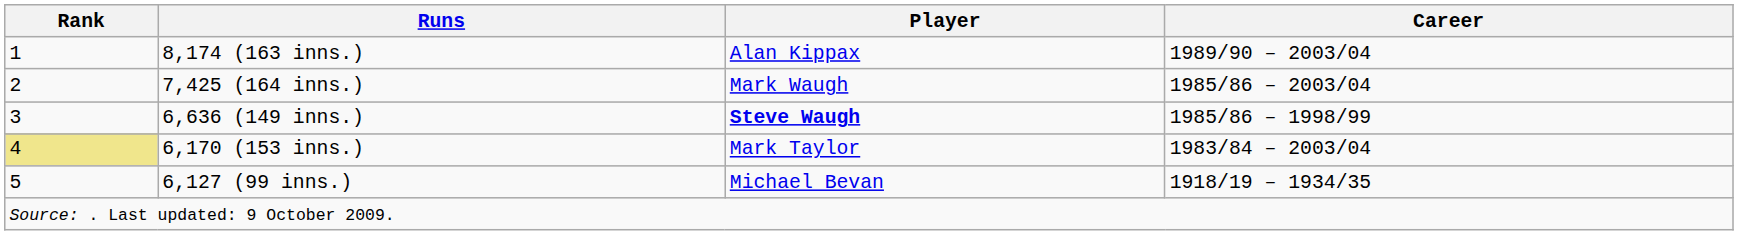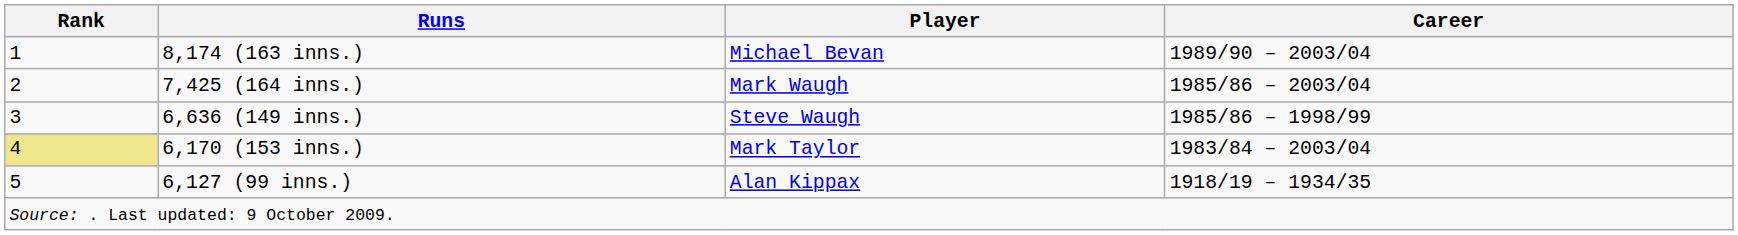(795, 53) Alan Kippax -> (807, 53) Michael Bevan
(795, 117) bold -> (795, 117) normal
(807, 182) Michael Bevan -> (795, 182) Alan Kippax
